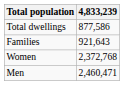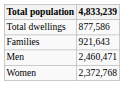rows swapped: (15, 73) <-> (21, 57)
